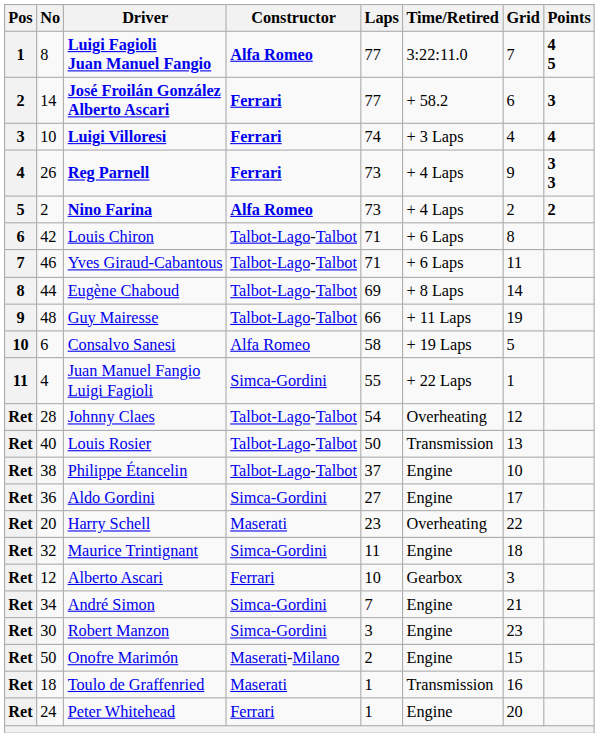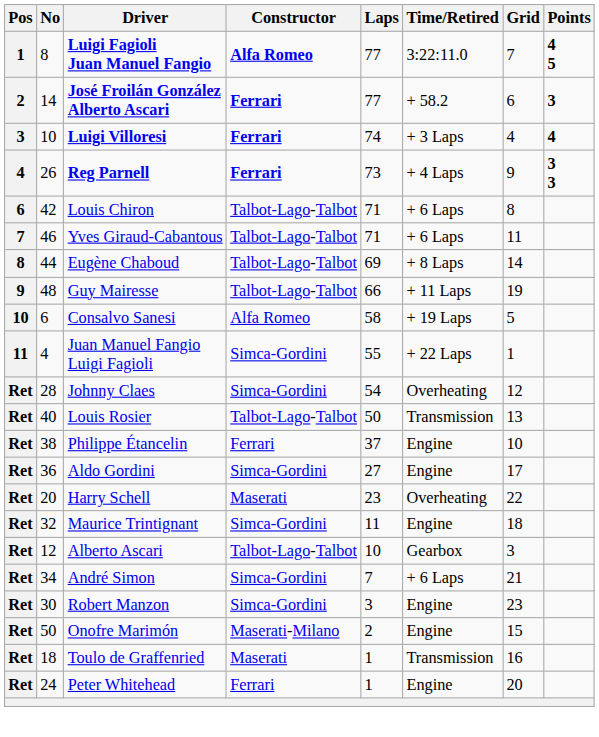- row: (110, 209)
(294, 416) Talbot-Lago-Talbot -> (278, 390) Simca-Gordini
(294, 470) Talbot-Lago-Talbot -> (252, 443) Ferrari
(252, 577) Ferrari -> (294, 551) Talbot-Lago-Talbot
(429, 604) Engine -> (435, 577) + 6 Laps
